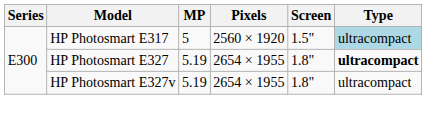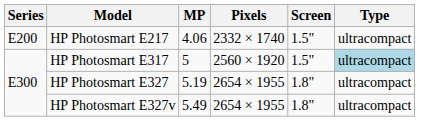+ row: (109, 37)
(378, 60) bold -> (375, 82) normal
(194, 82) 5.19 -> (194, 104) 5.49
